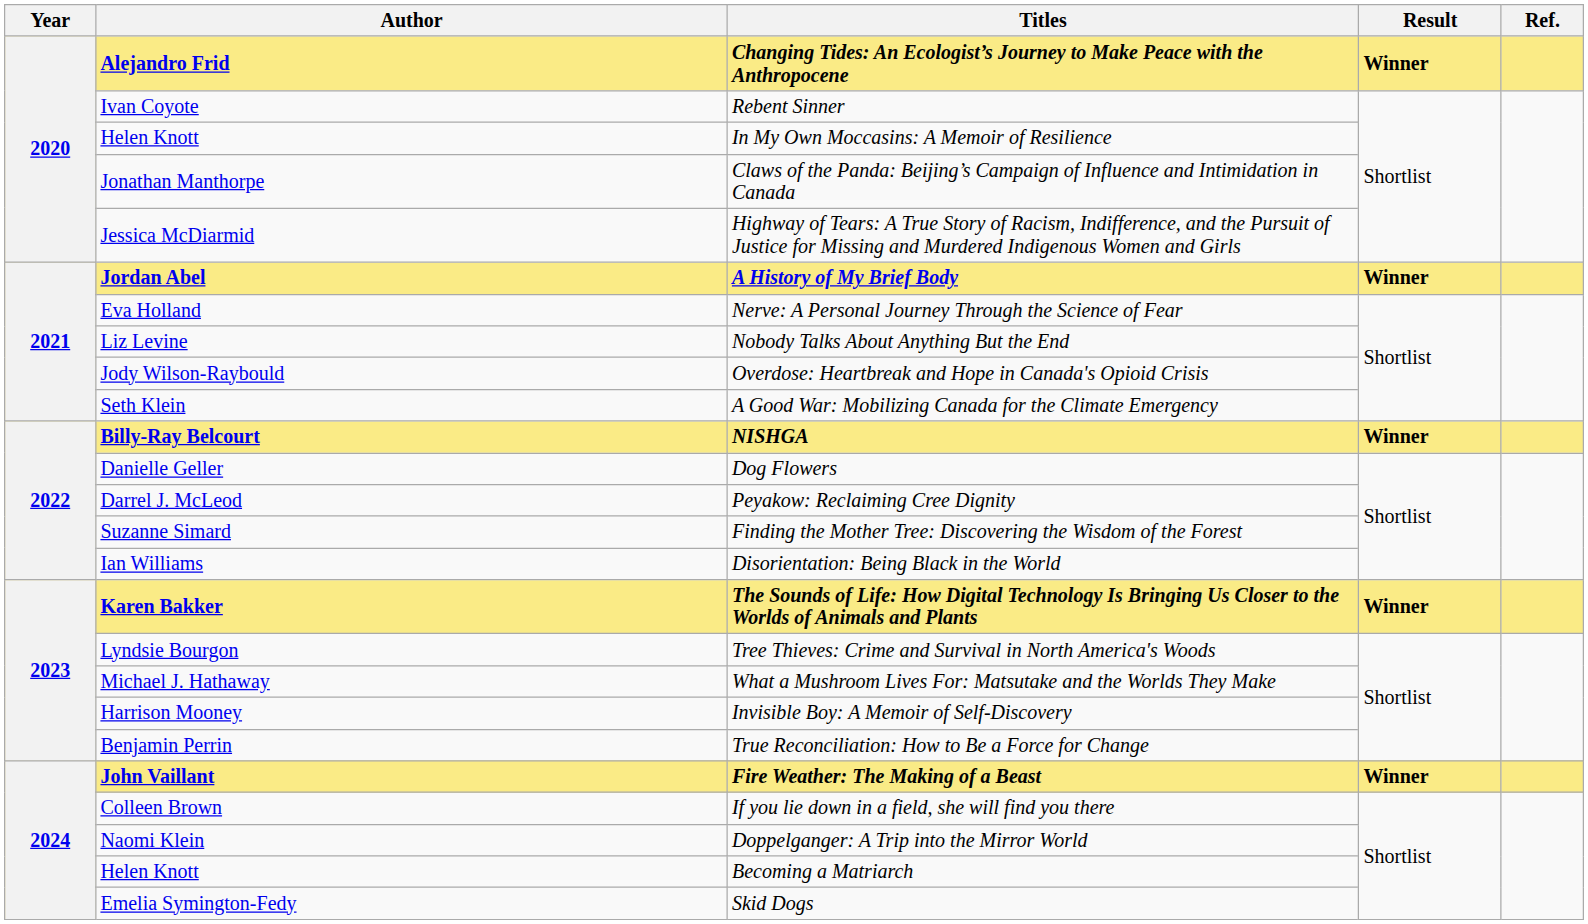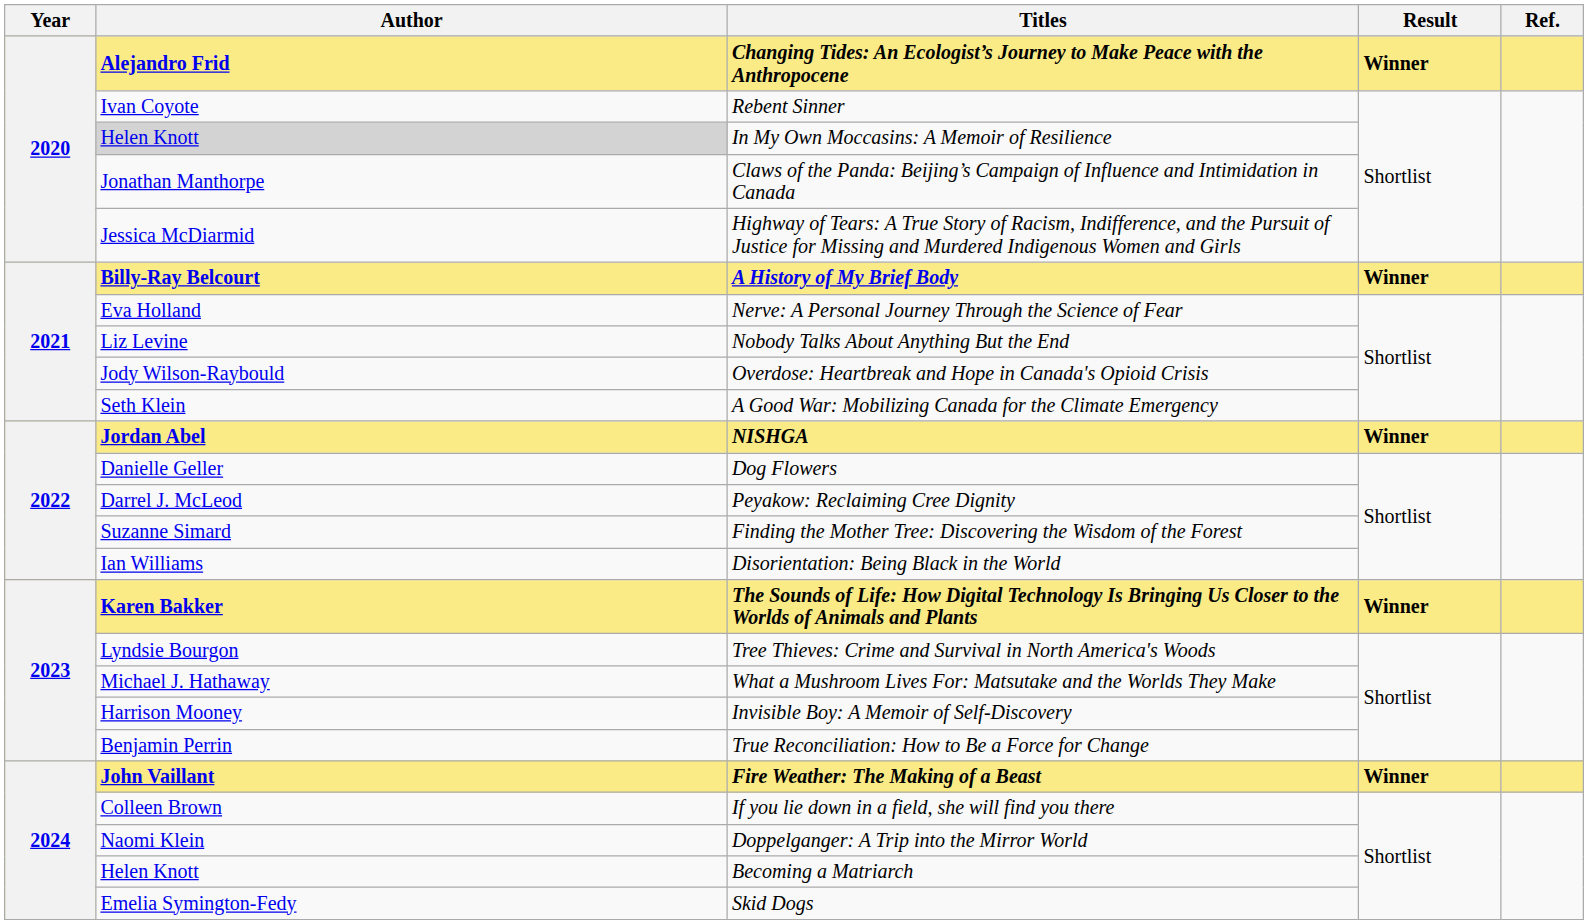(150, 138) no background -> (150, 138) lightgrey background
(153, 278) Jordan Abel -> (180, 278) Billy-Ray Belcourt
(180, 436) Billy-Ray Belcourt -> (153, 436) Jordan Abel
